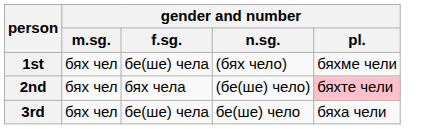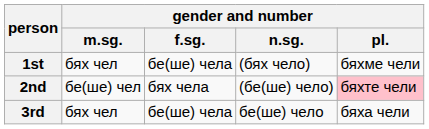(91, 87) бях чел -> (103, 87) бе(ше) чел
